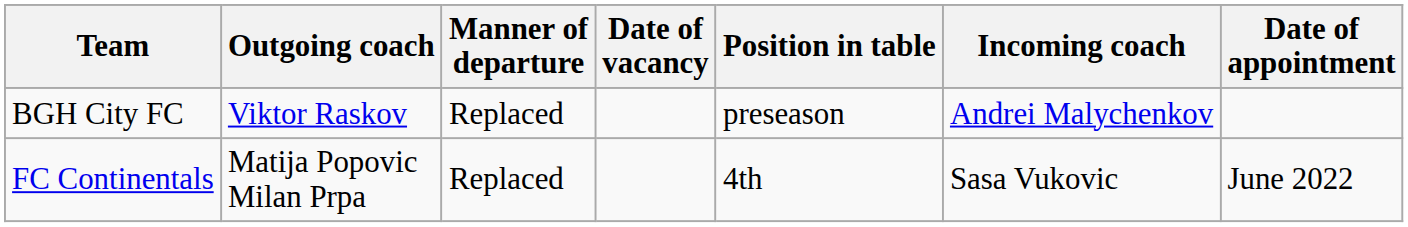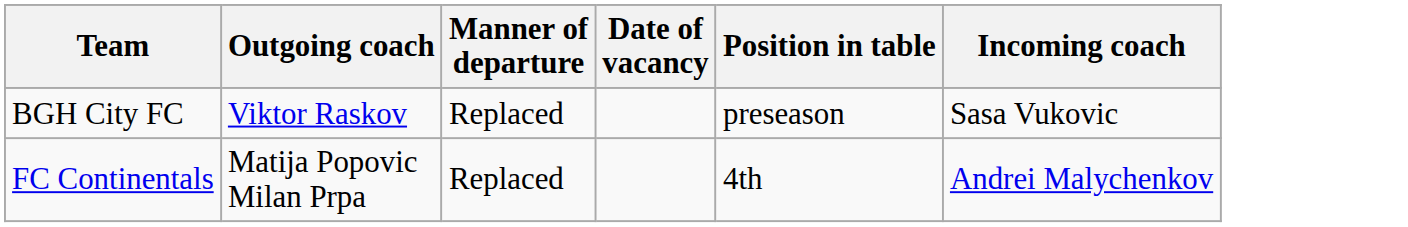- column: (1312, 46)
(1082, 112) Andrei Malychenkov -> (1034, 112) Sasa Vukovic
(1034, 179) Sasa Vukovic -> (1082, 179) Andrei Malychenkov
